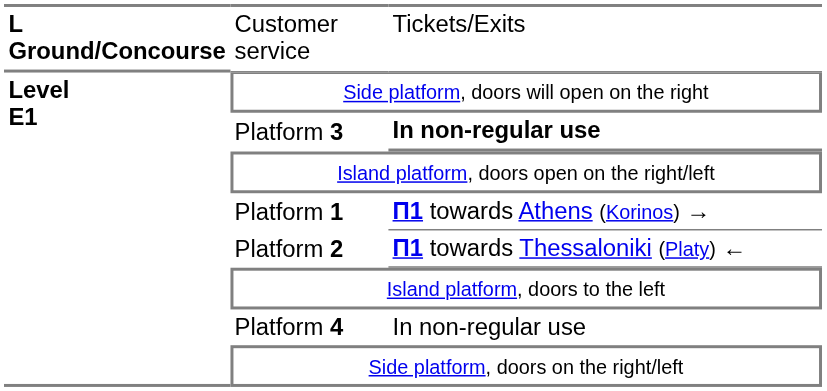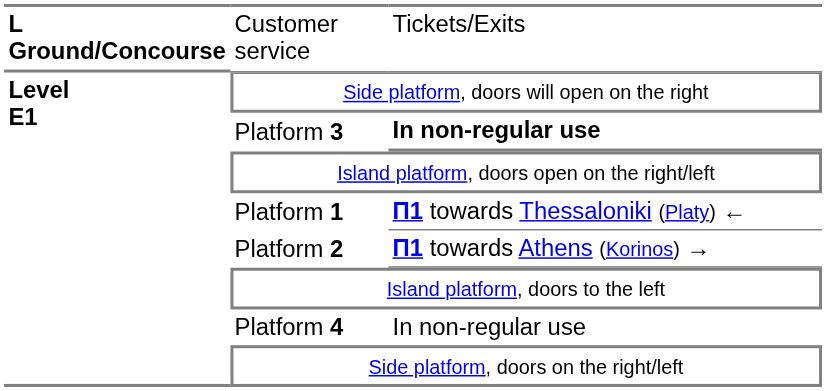(551, 210) Π1 towards Athens (Korinos) → -> (569, 210) Π1 towards Thessaloniki (Platy) ←
(569, 248) Π1 towards Thessaloniki (Platy) ← -> (551, 248) Π1 towards Athens (Korinos) →
